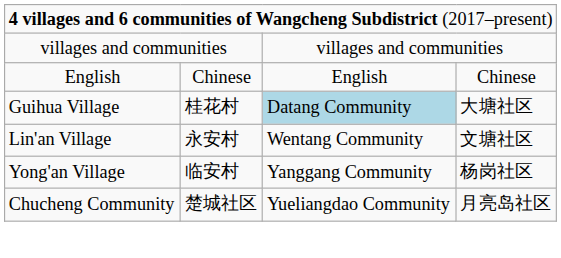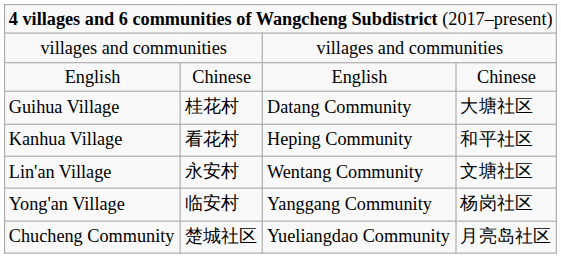(339, 107) lightblue background -> (339, 107) no background
+ row: (66, 139)
